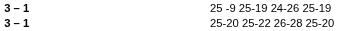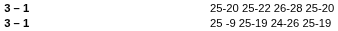rows swapped: (271, 8) <-> (272, 23)
